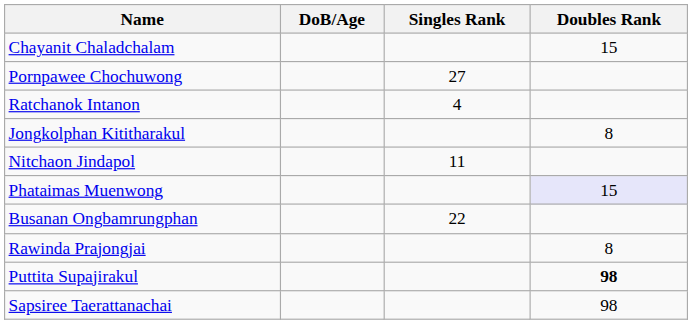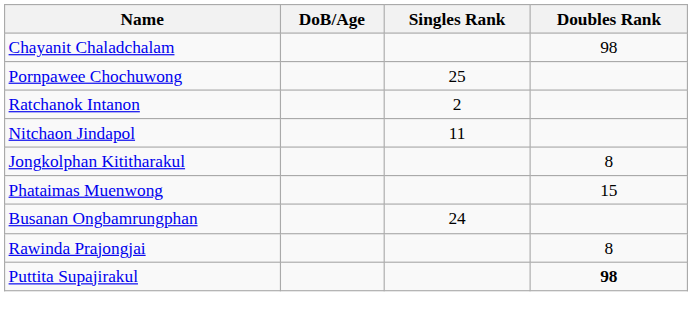(609, 47) 15 -> (609, 47) 98
(457, 76) 27 -> (457, 76) 25
(457, 104) 4 -> (457, 104) 2
rows swapped: (72, 161) <-> (97, 133)
(609, 190) lavender background -> (609, 190) no background
(457, 218) 22 -> (457, 218) 24
- row: (90, 304)
